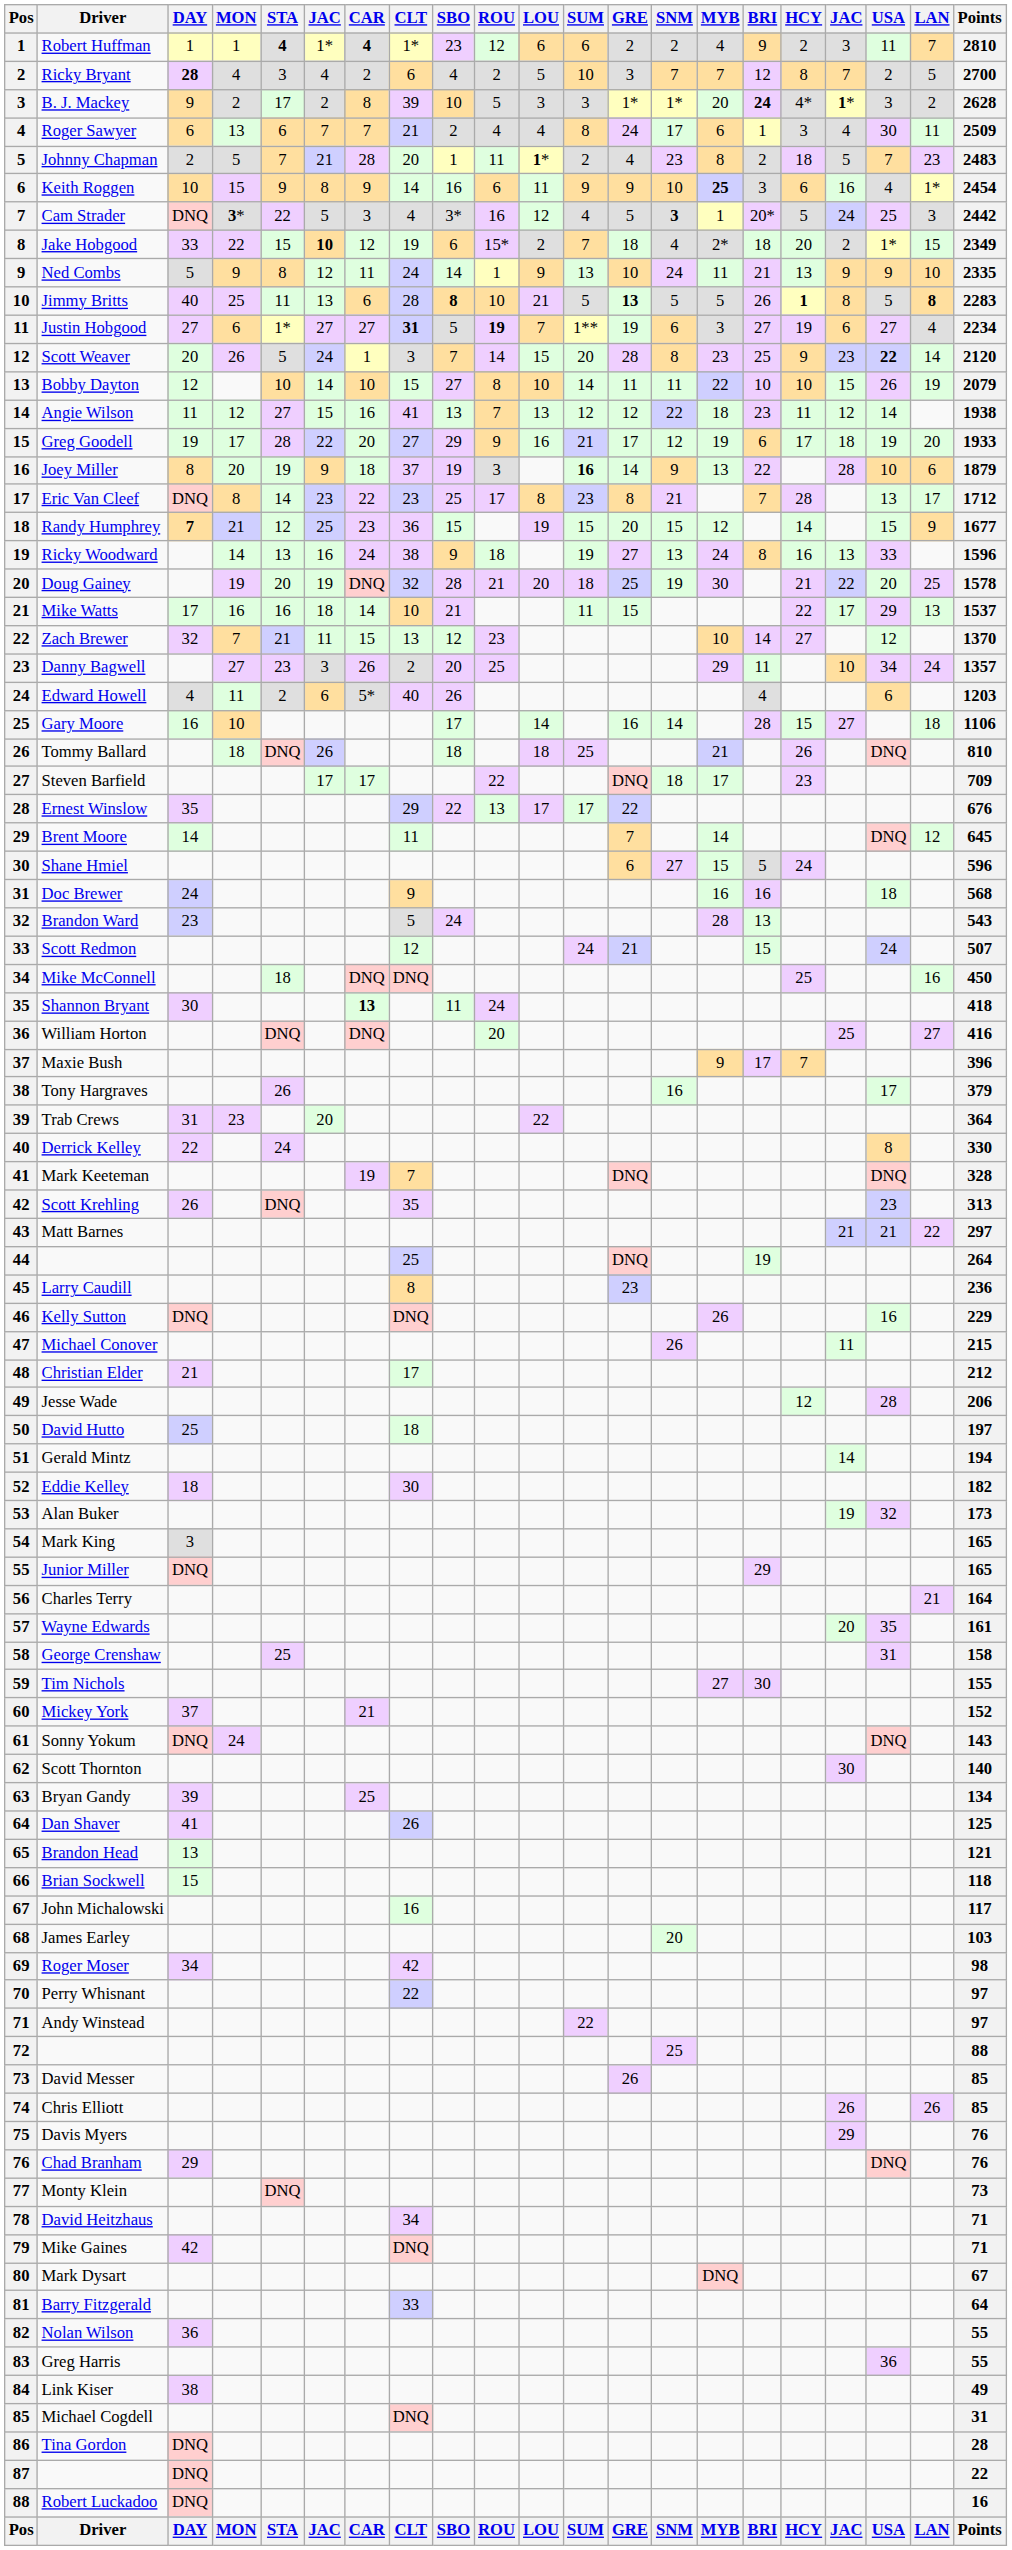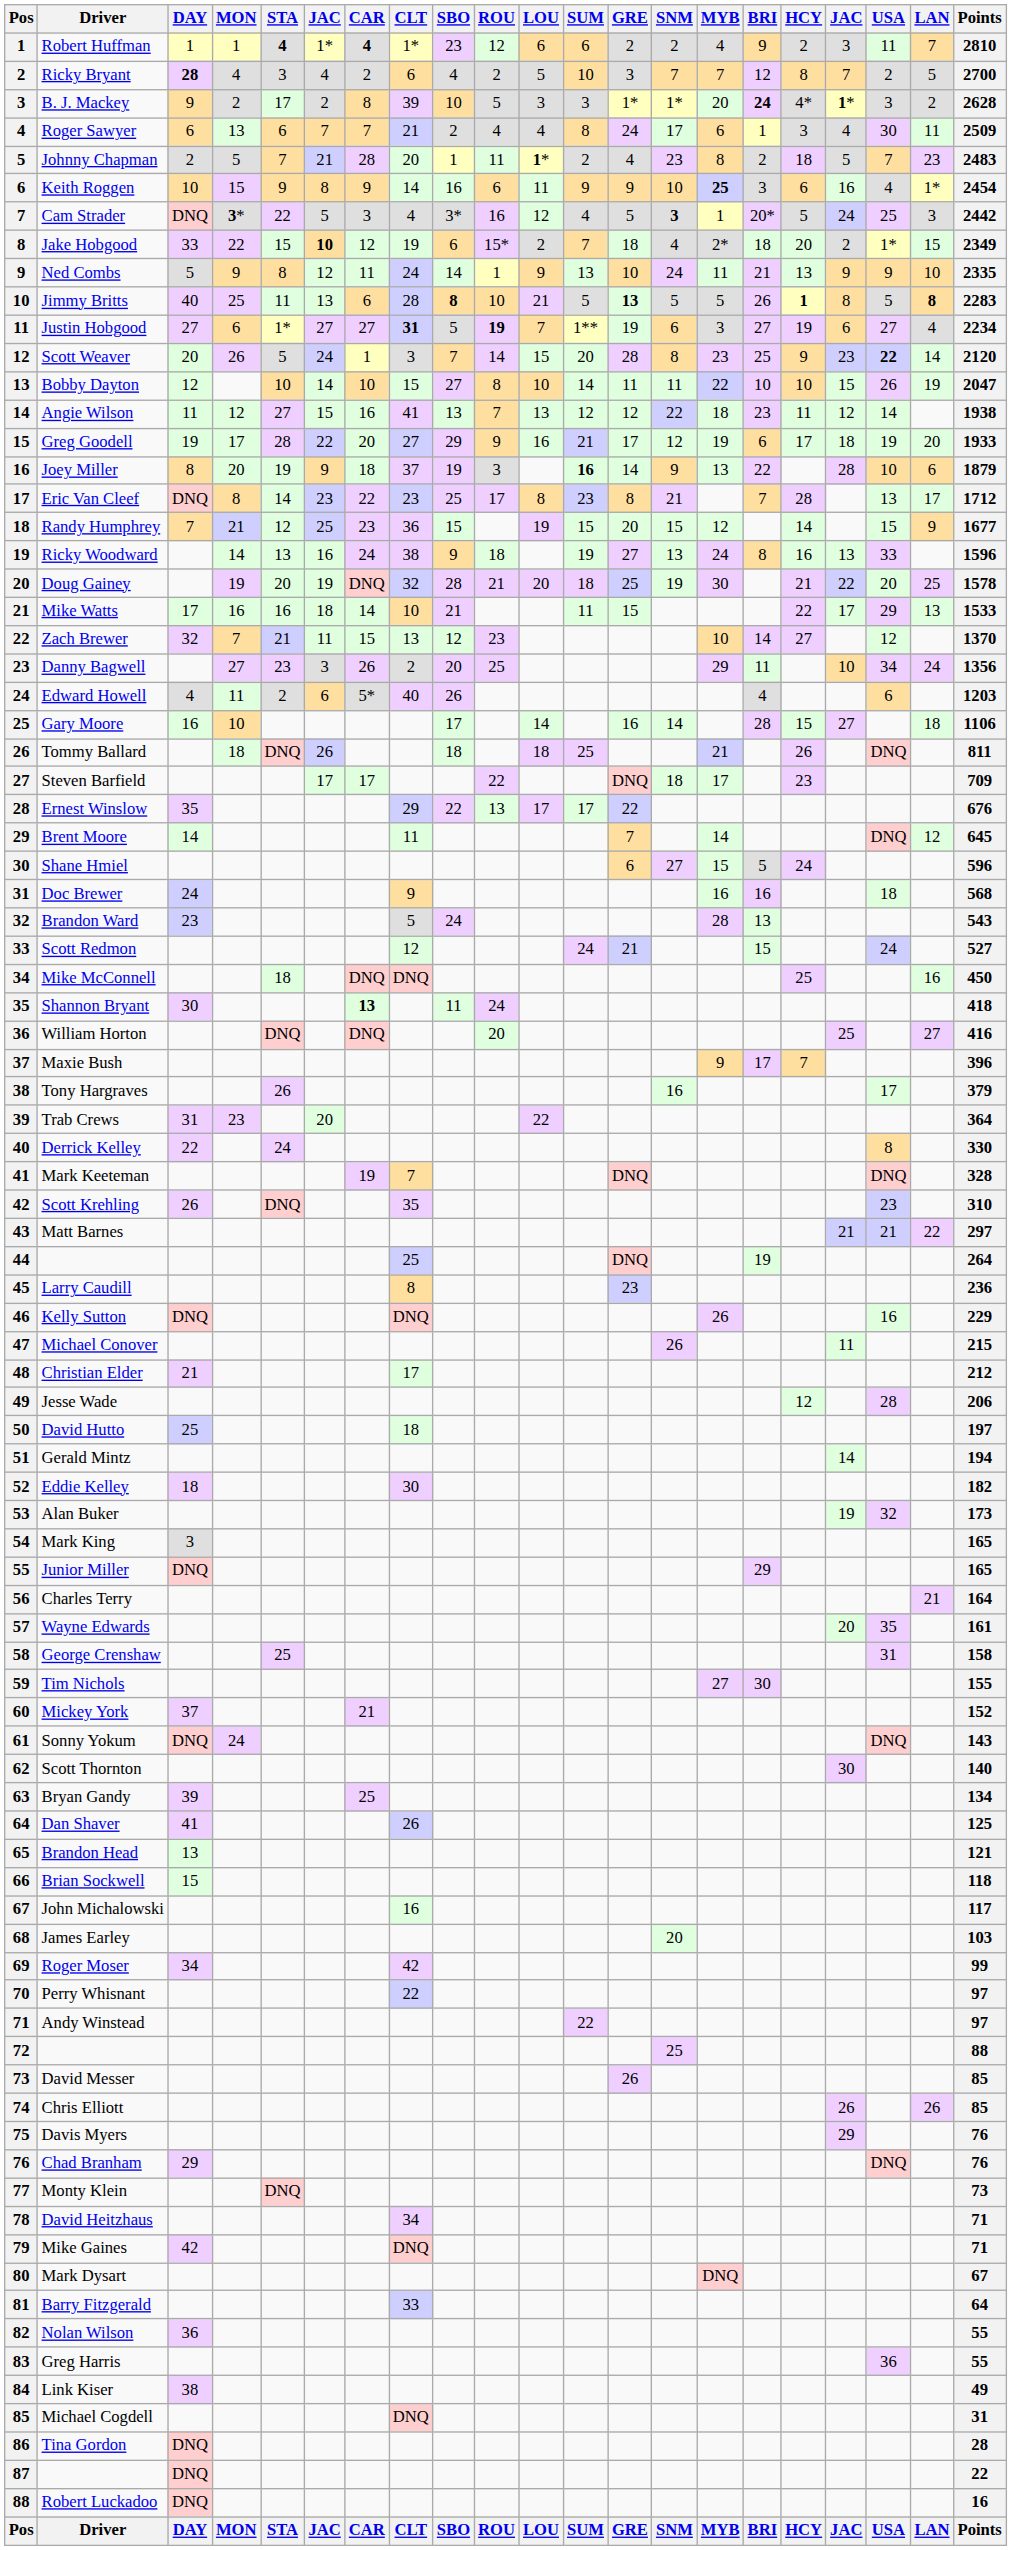(980, 385) 2079 -> (980, 385) 2047
(190, 526) bold -> (190, 526) normal
(980, 611) 1537 -> (980, 611) 1533
(980, 668) 1357 -> (980, 668) 1356
(980, 752) 810 -> (980, 752) 811
(980, 950) 507 -> (980, 950) 527
(980, 1204) 313 -> (980, 1204) 310
(980, 1966) 98 -> (980, 1966) 99
